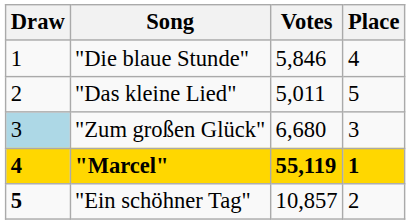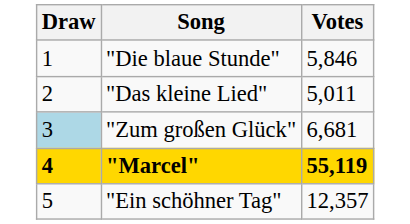- column: (374, 22)
(301, 129) 6,680 -> (332, 129) 6,681
(16, 201) bold -> (47, 201) normal
(307, 201) 10,857 -> (338, 201) 12,357
